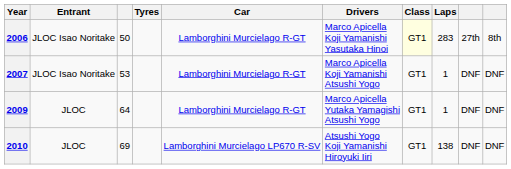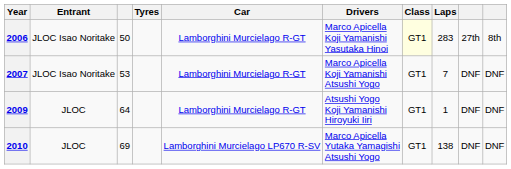(445, 74) 1 -> (445, 74) 7
(362, 110) Marco Apicella Yutaka Yamagishi Atsushi Yogo -> (356, 110) Atsushi Yogo Koji Yamanishi Hiroyuki Iiri
(356, 146) Atsushi Yogo Koji Yamanishi Hiroyuki Iiri -> (362, 146) Marco Apicella Yutaka Yamagishi Atsushi Yogo
